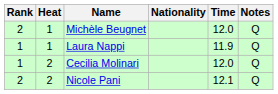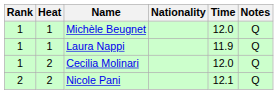(20, 30) 2 -> (20, 30) 1
